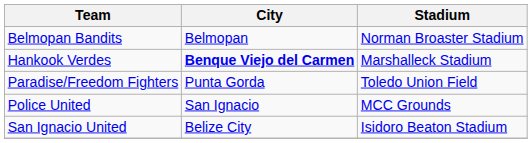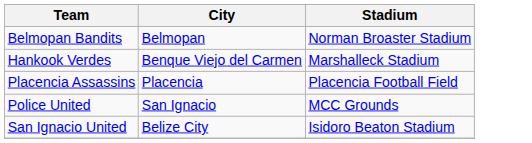(270, 60) bold -> (222, 60) normal
- row: (93, 82)
+ row: (71, 82)
